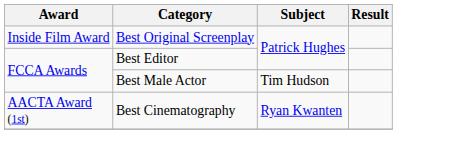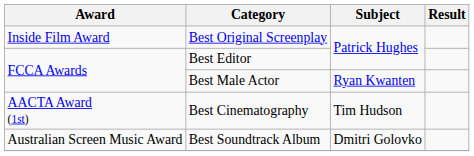(295, 80) Tim Hudson -> (374, 80) Ryan Kwanten
(301, 110) Ryan Kwanten -> (368, 110) Tim Hudson
+ row: (255, 140)
